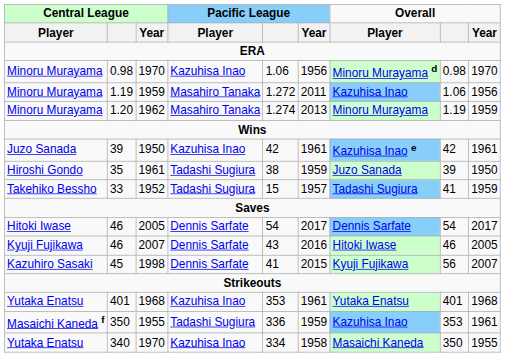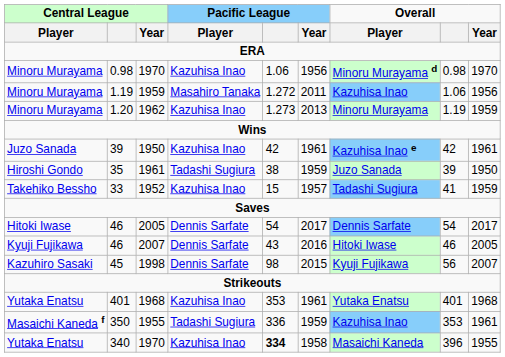(215, 110) Masahiro Tanaka -> (208, 110) Kazuhisa Inao
(281, 110) 1.274 -> (281, 110) 1.273
(213, 189) Tadashi Sugiura -> (208, 189) Kazuhisa Inao
(272, 264) 41 -> (272, 264) 98
(276, 342) normal -> (276, 342) bold
(453, 342) 350 -> (453, 342) 396
